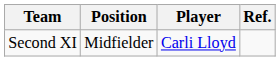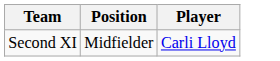- column: (257, 17)
